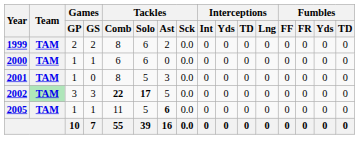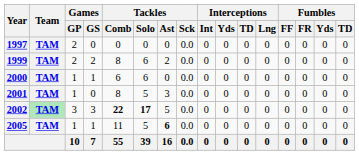+ row: (17, 45)
